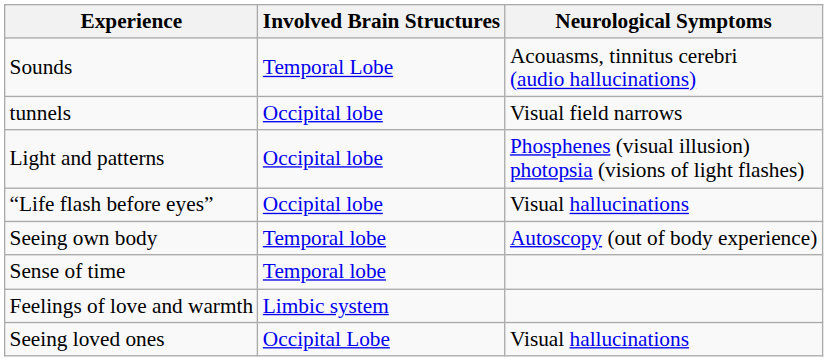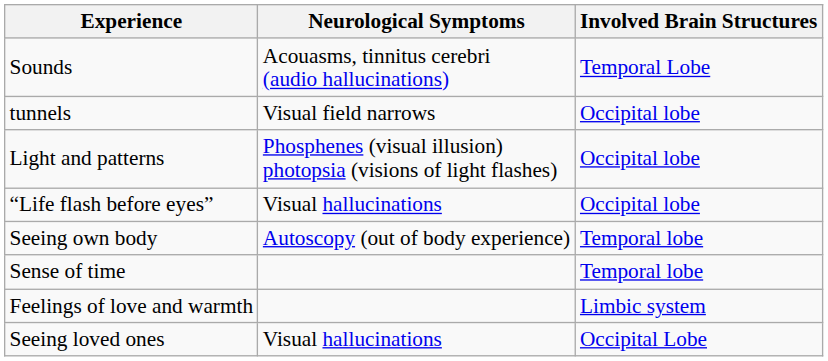columns swapped: (664, 21) <-> (382, 21)
